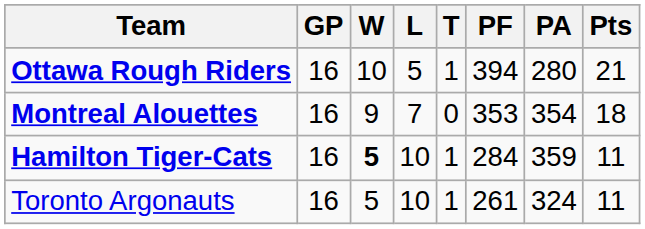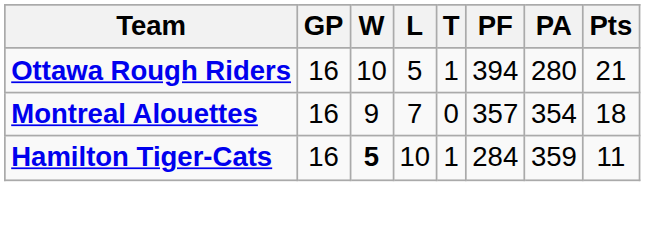(495, 113) 353 -> (495, 113) 357
- row: (123, 200)
